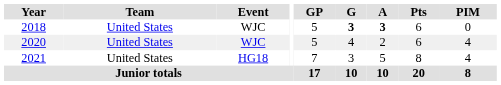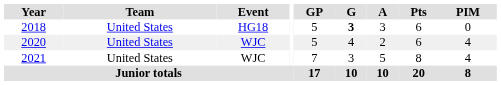(253, 27) WJC -> (253, 27) HG18
(383, 27) bold -> (383, 27) normal
(253, 58) HG18 -> (253, 58) WJC
